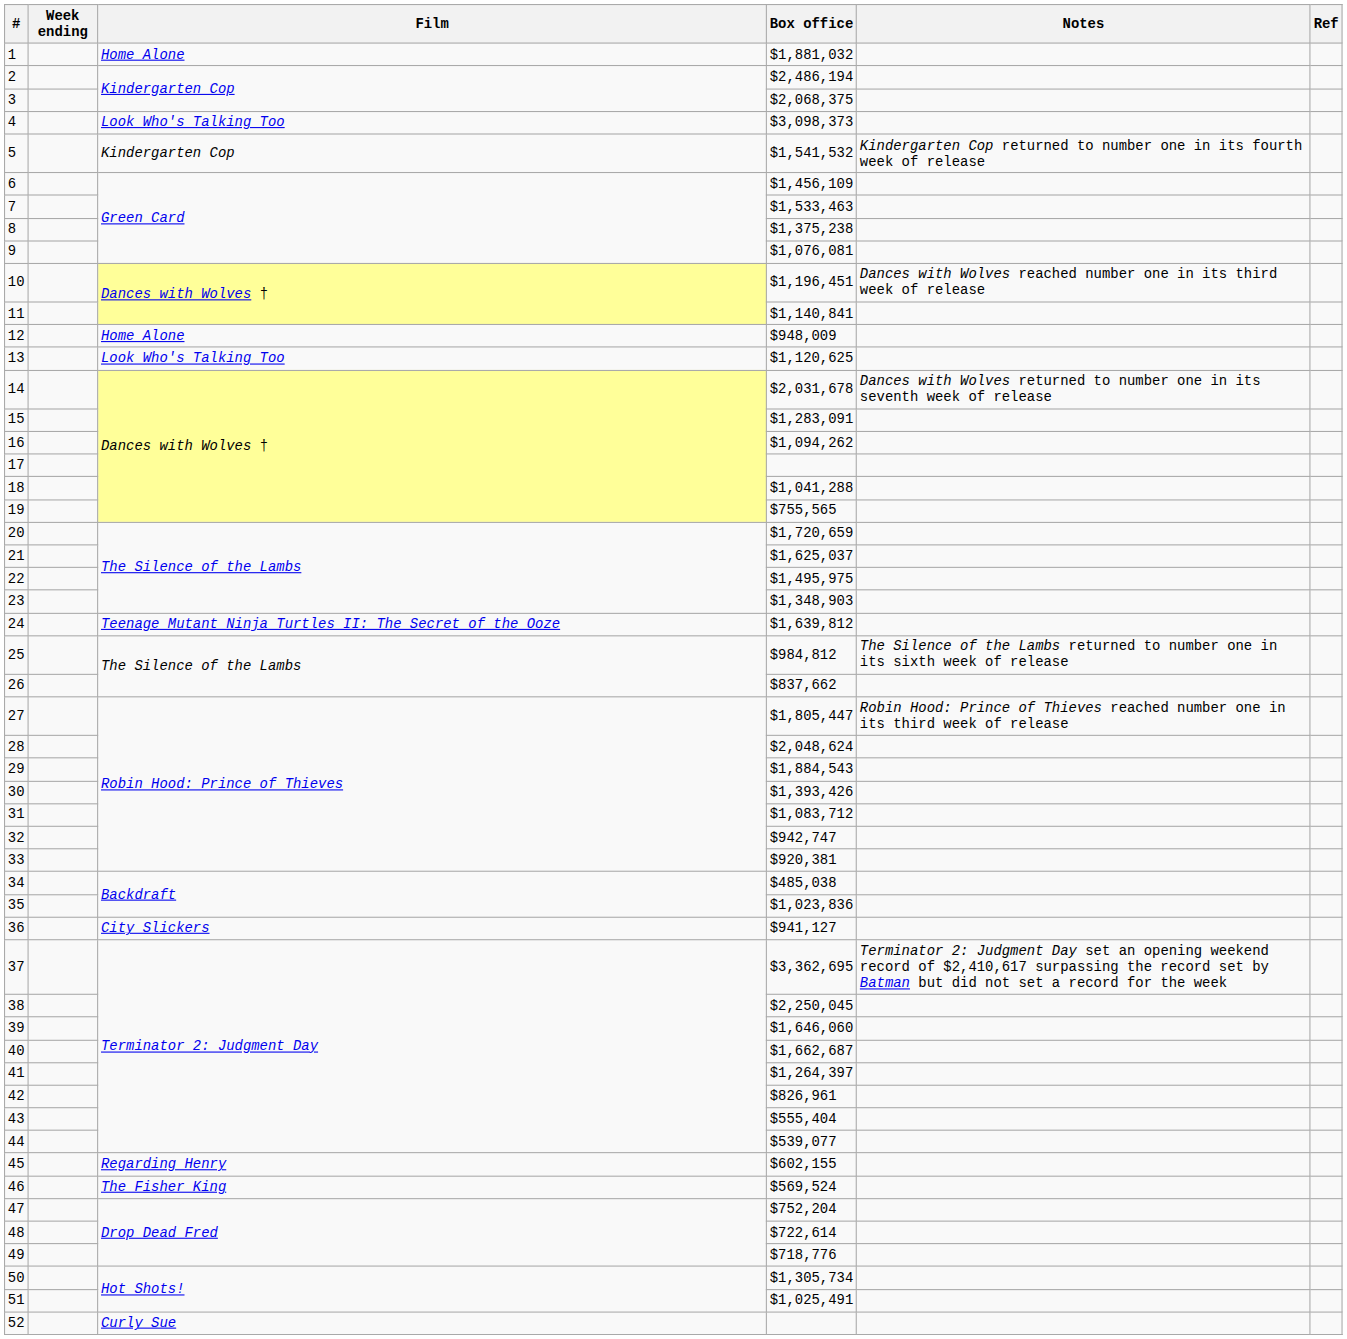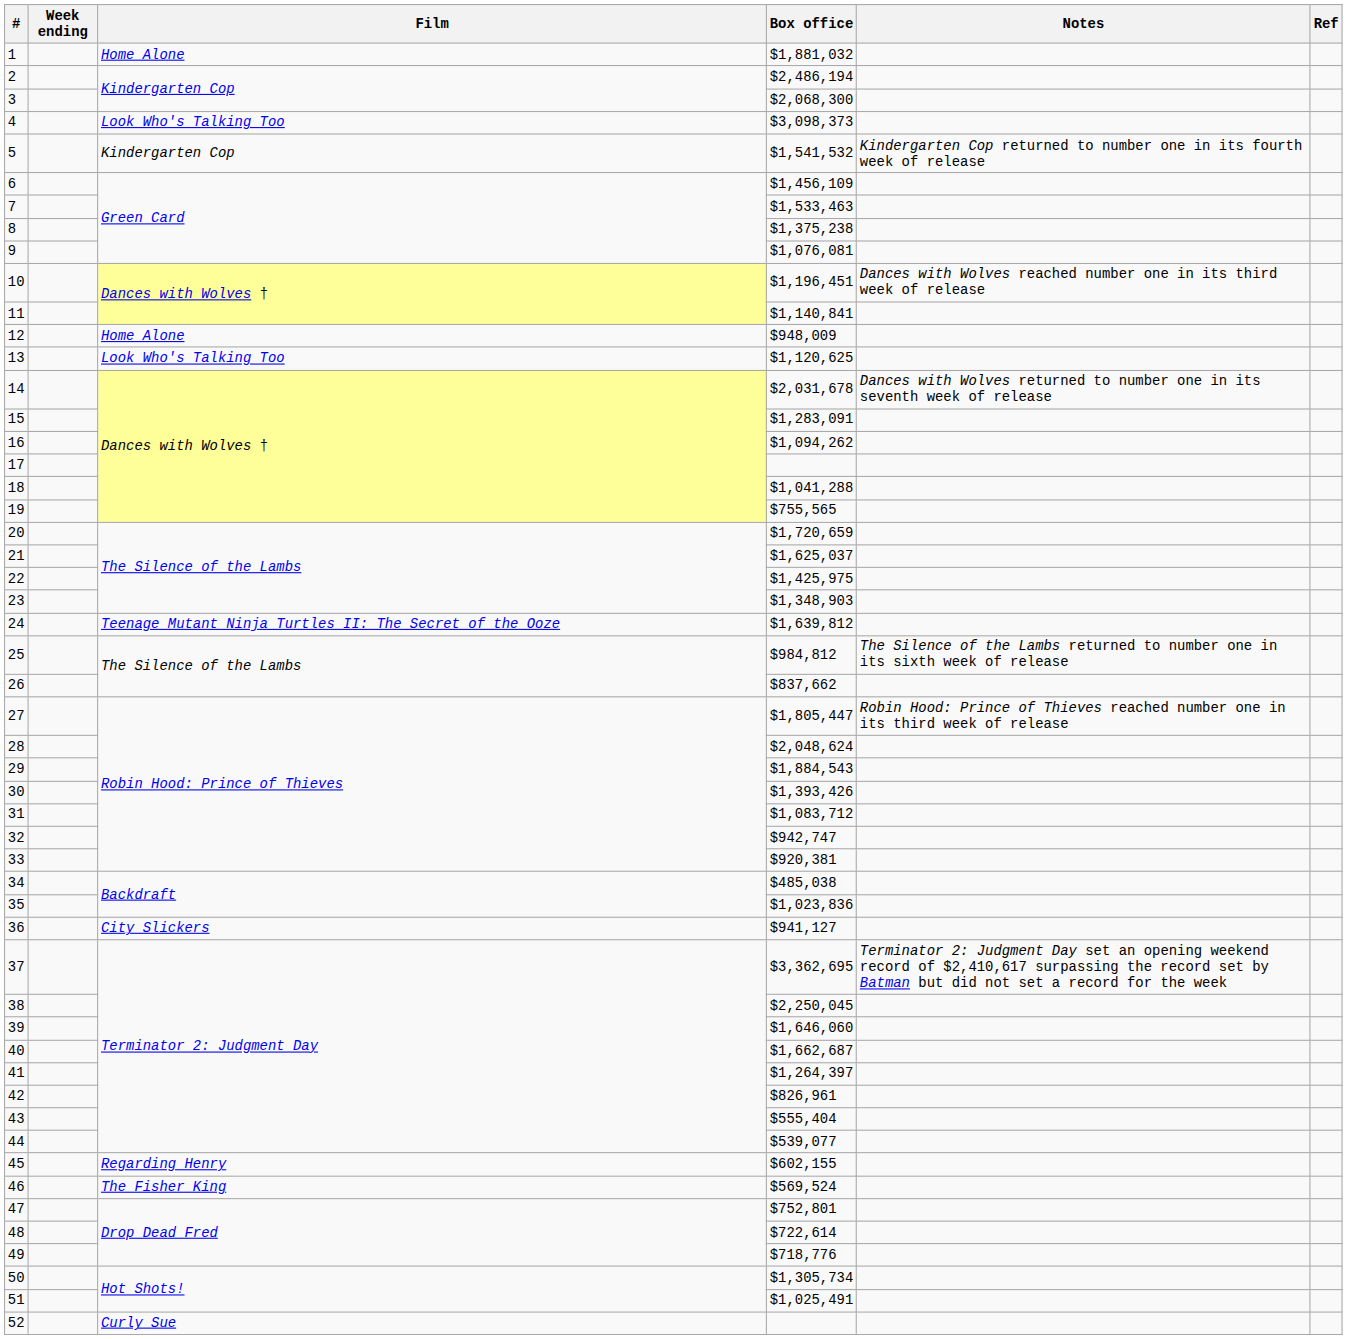(812, 100) $2,068,375 -> (812, 100) $2,068,300
(812, 579) $1,495,975 -> (812, 579) $1,425,975
(803, 1210) $752,204 -> (803, 1210) $752,801
